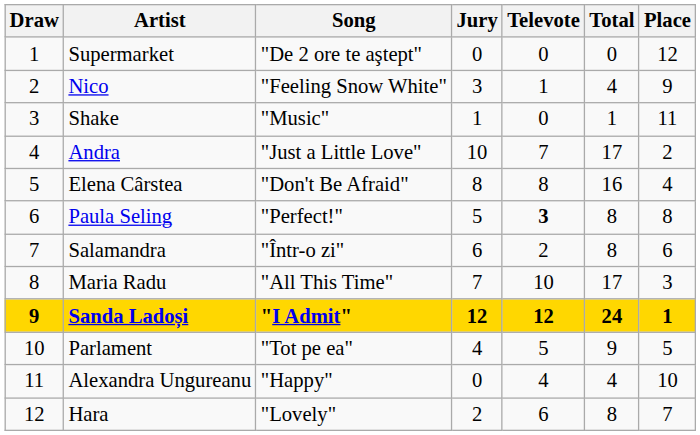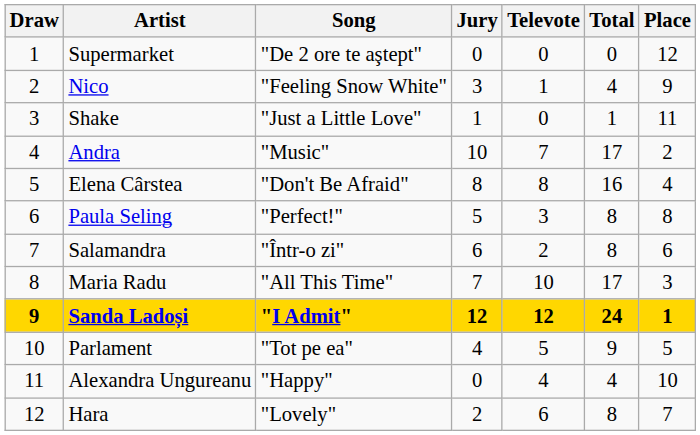(295, 119) "Music" -> (341, 119) "Just a Little Love"
(341, 151) "Just a Little Love" -> (295, 151) "Music"
(544, 217) bold -> (544, 217) normal
